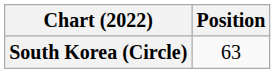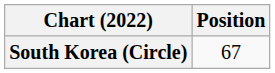(231, 52) 63 -> (231, 52) 67
